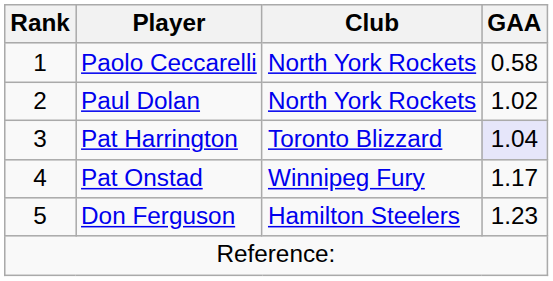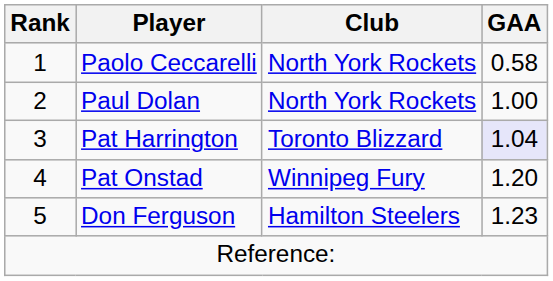(514, 100) 1.02 -> (514, 100) 1.00
(514, 178) 1.17 -> (514, 178) 1.20
